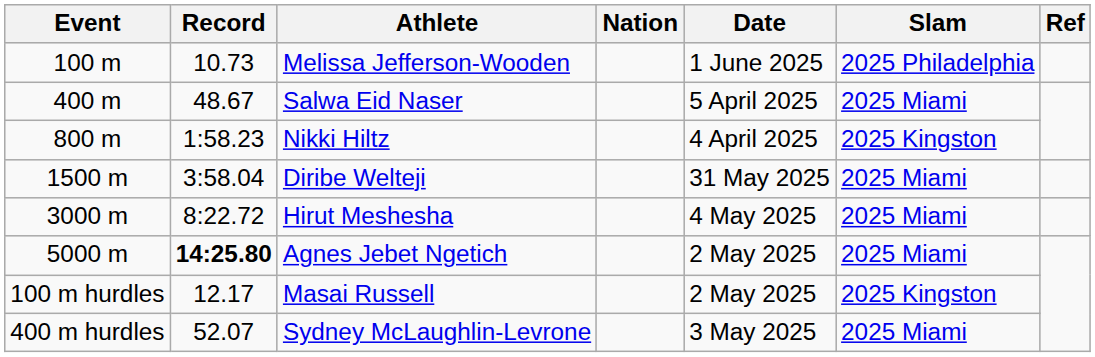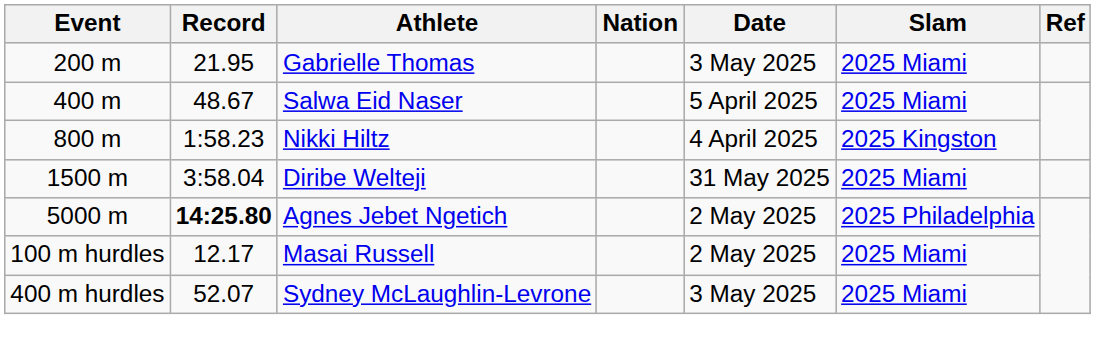- row: (426, 62)
+ row: (379, 62)
- row: (368, 216)
(904, 255) 2025 Miami -> (938, 216) 2025 Philadelphia
(919, 293) 2025 Kingston -> (904, 255) 2025 Miami
